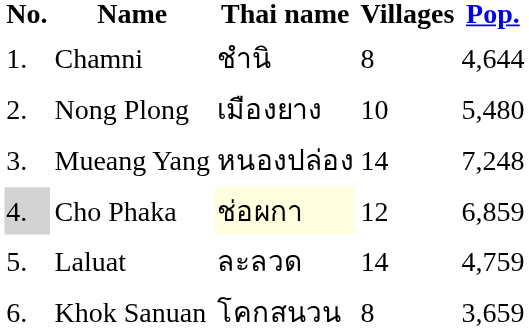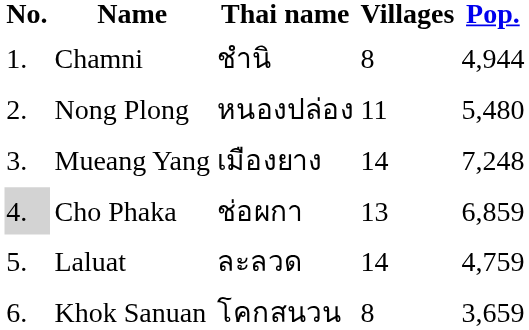(493, 58) 4,644 -> (493, 58) 4,944
(270, 109) เมืองยาง -> (285, 109) หนองปล่อง
(375, 108) 10 -> (374, 108) 11
(285, 160) หนองปล่อง -> (270, 160) เมืองยาง
(260, 211) lightyellow background -> (260, 211) no background
(375, 210) 12 -> (375, 210) 13
